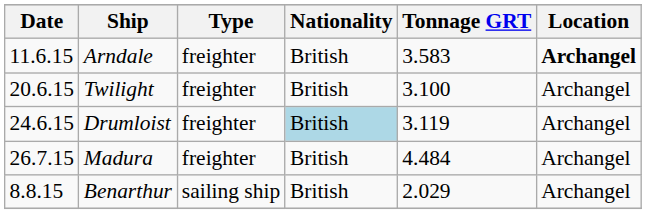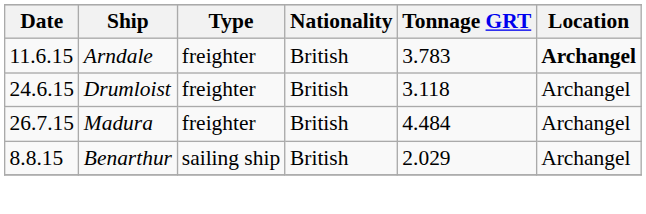(426, 55) 3.583 -> (426, 55) 3.783
- row: (119, 89)
(319, 123) lightblue background -> (319, 89) no background
(426, 123) 3.119 -> (426, 89) 3.118
